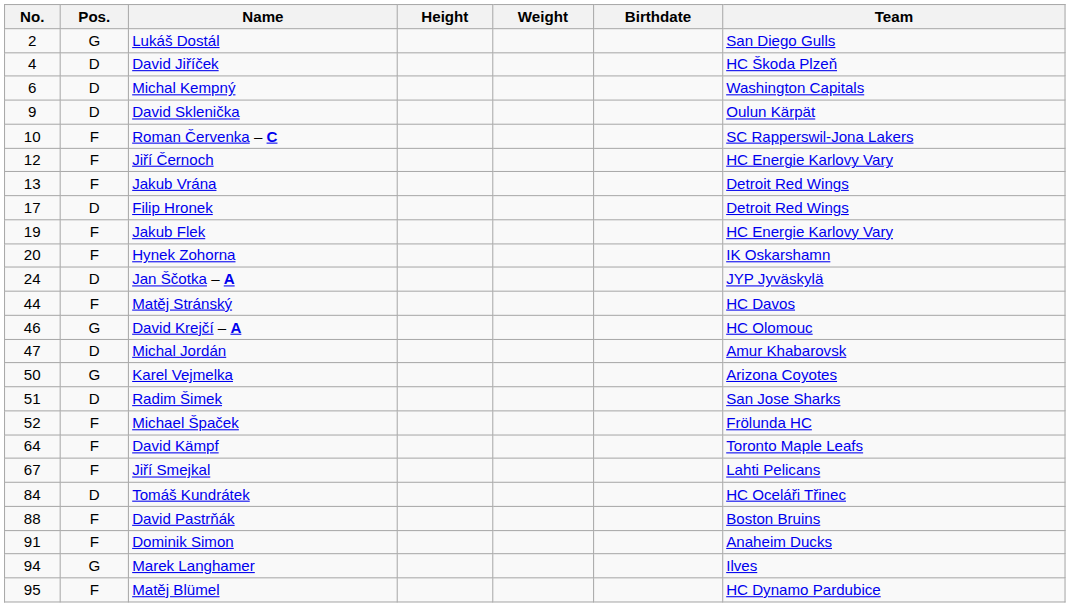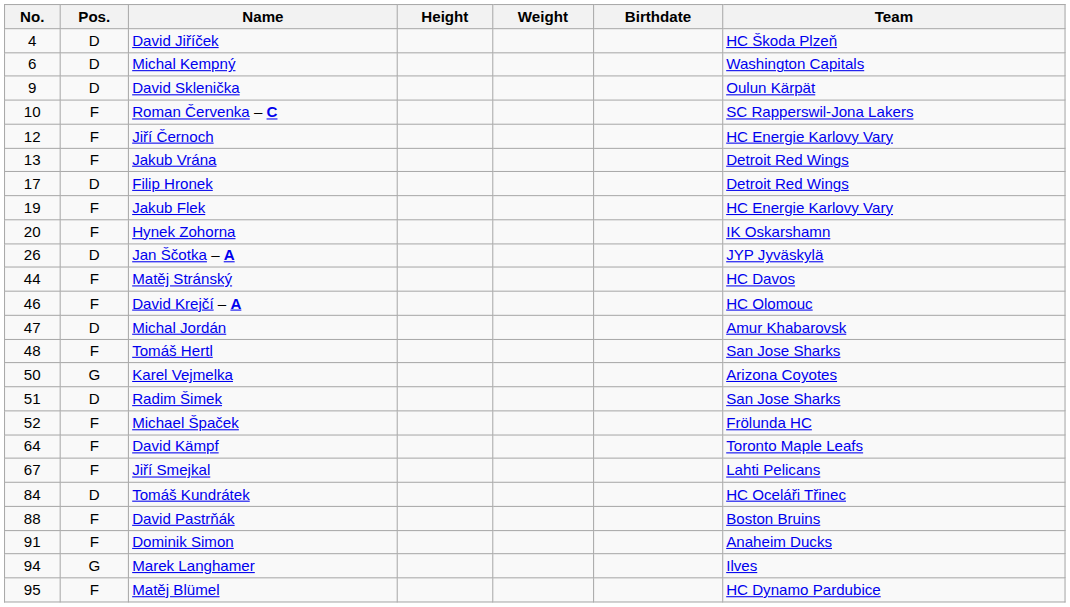- row: (176, 41)
(32, 280) 24 -> (32, 256) 26
(94, 327) G -> (94, 304) F
+ row: (172, 351)
